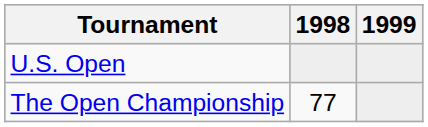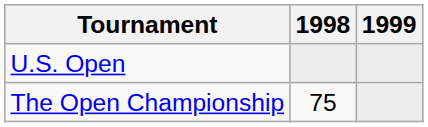(323, 102) 77 -> (323, 102) 75
